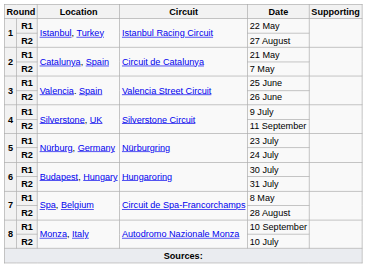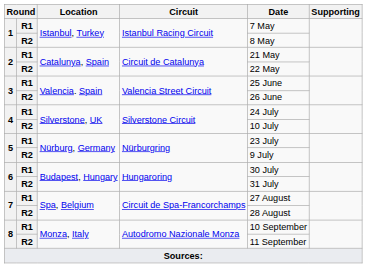(265, 25) 22 May -> (262, 25) 7 May
(270, 40) 27 August -> (262, 40) 8 May
(262, 69) 7 May -> (265, 69) 22 May
(262, 112) 9 July -> (264, 112) 24 July
(278, 126) 11 September -> (264, 126) 10 July
(264, 155) 24 July -> (262, 155) 9 July
(262, 198) 8 May -> (270, 198) 27 August
(264, 241) 10 July -> (278, 241) 11 September
